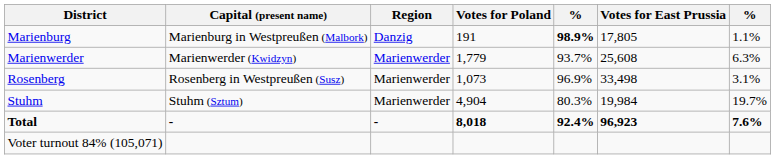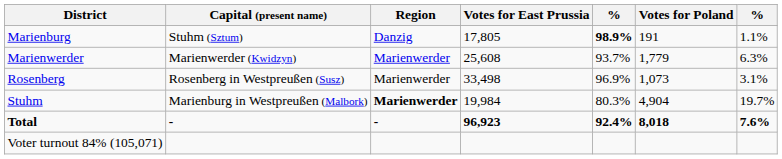columns swapped: (663, 15) <-> (503, 15)
(268, 36) Marienburg in Westpreußen (Malbork) -> (206, 36) Stuhm (Sztum)
(206, 100) Stuhm (Sztum) -> (268, 100) Marienburg in Westpreußen (Malbork)
(412, 100) normal -> (416, 100) bold
